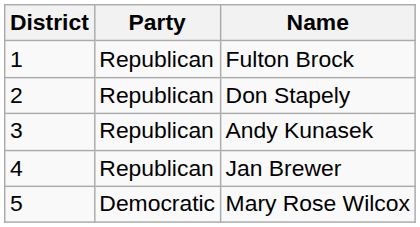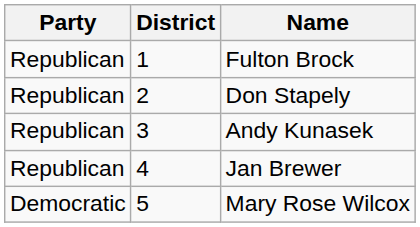columns swapped: (157, 22) <-> (49, 22)
